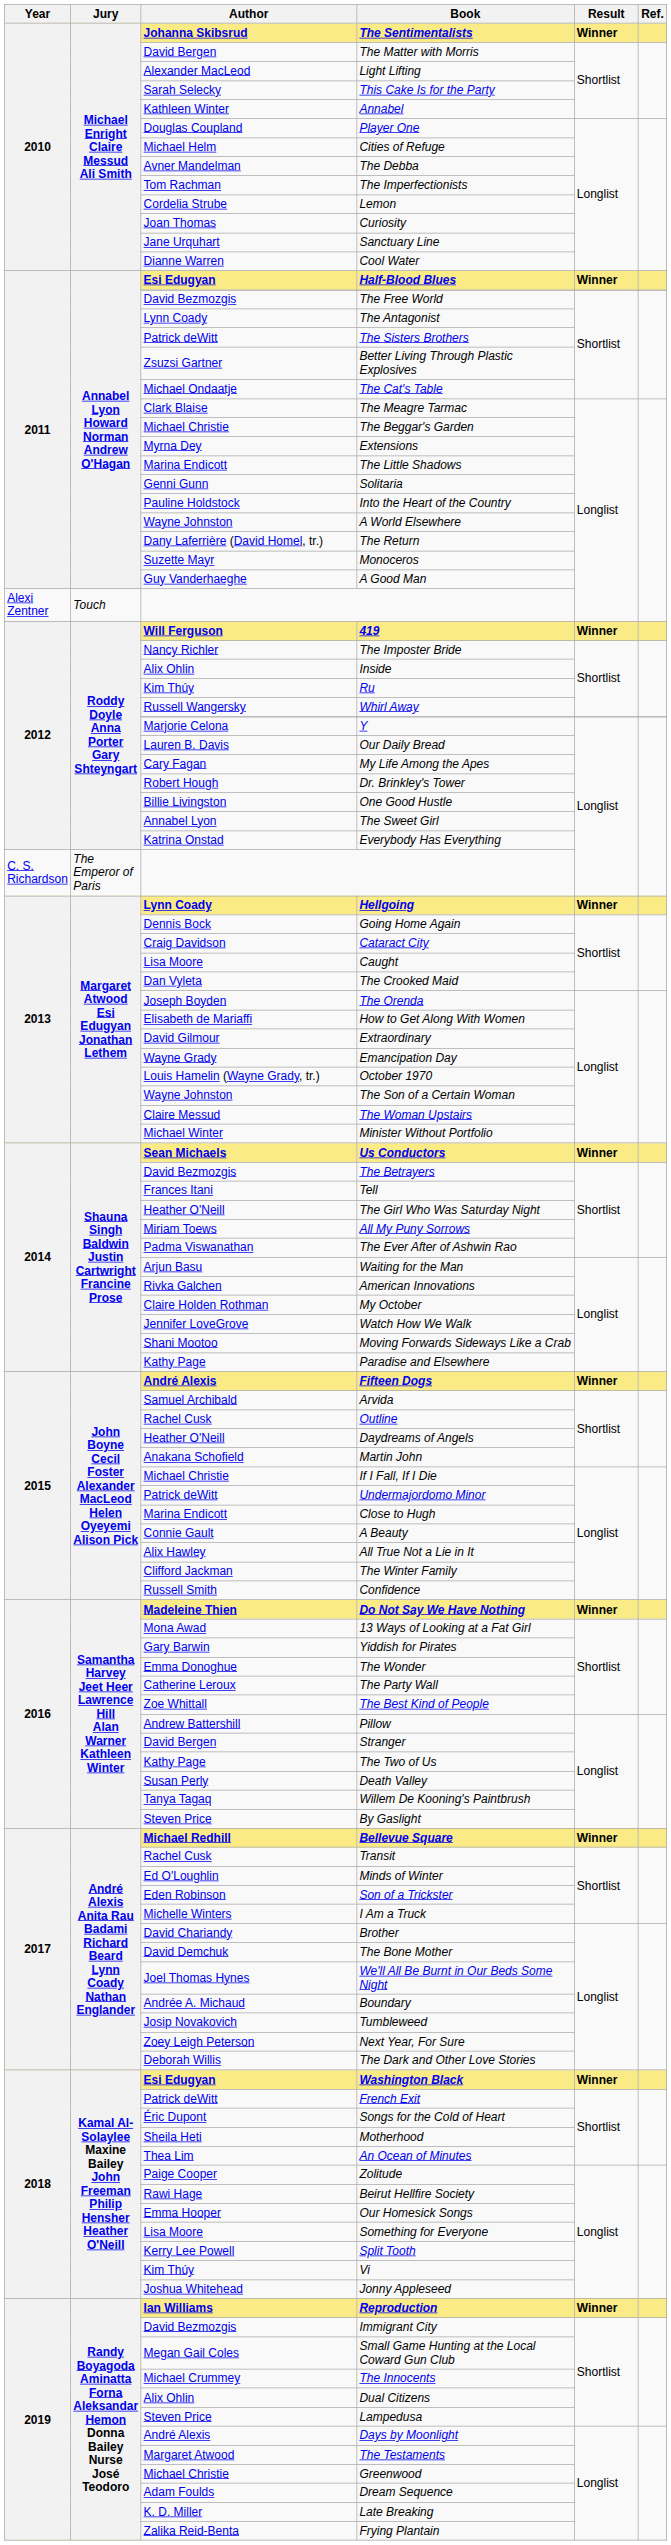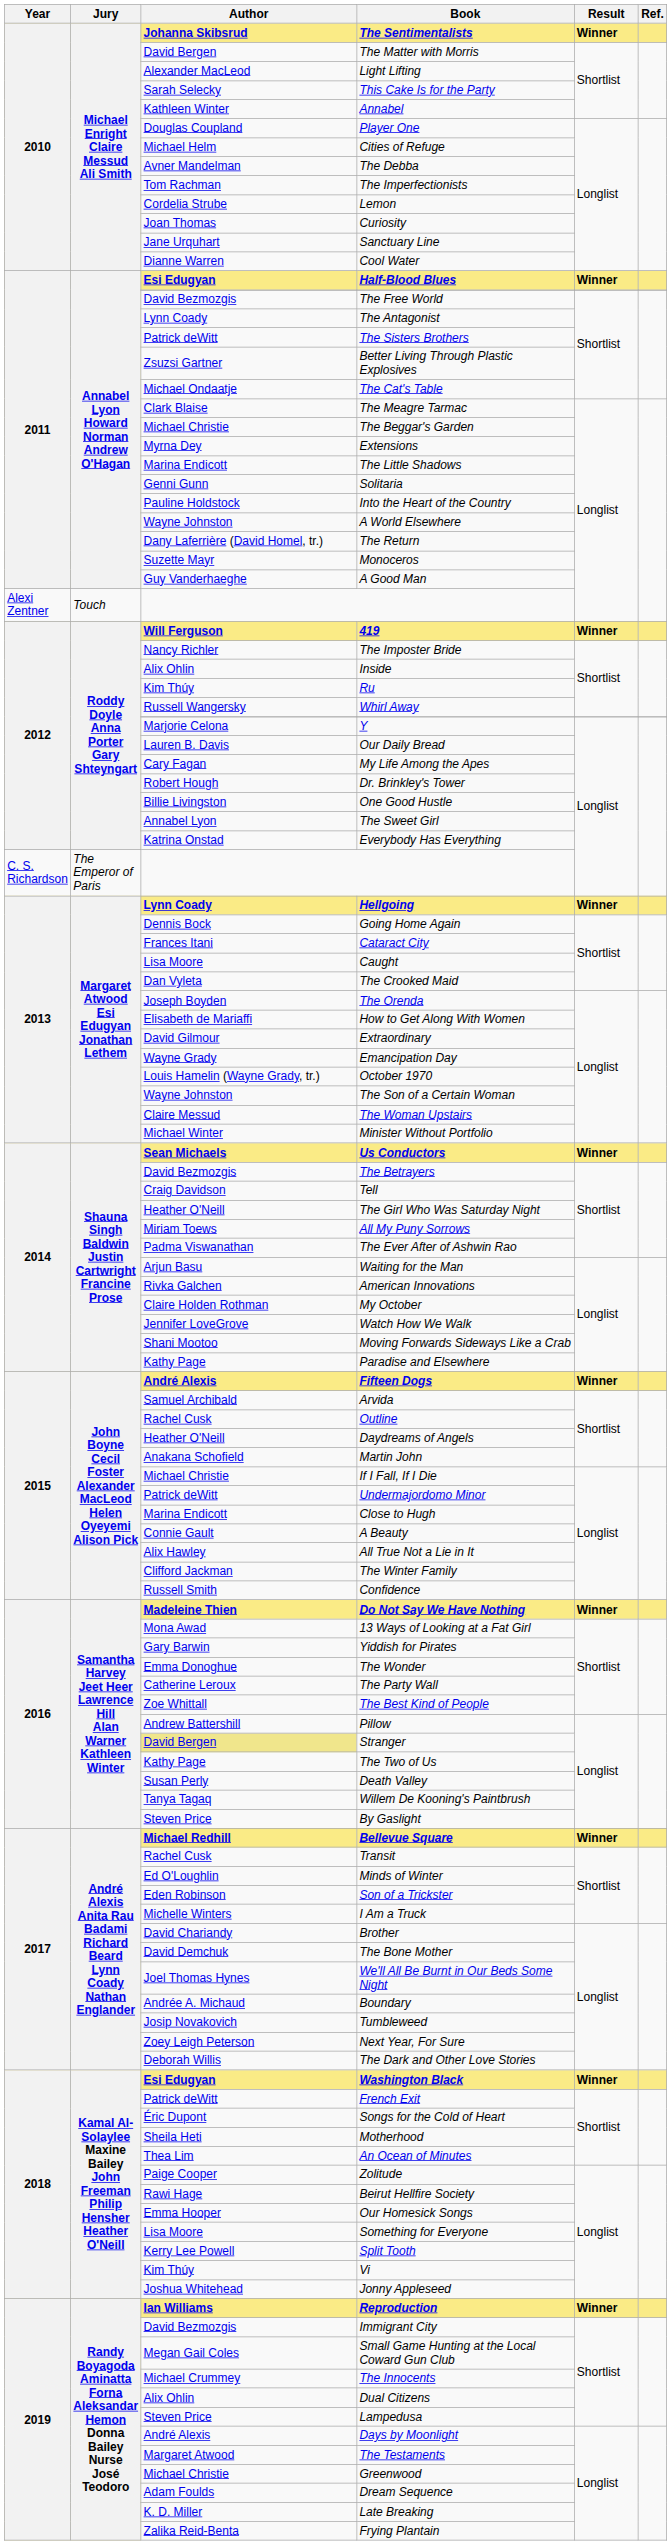(185, 943) Craig Davidson -> (178, 943) Frances Itani
(178, 1190) Frances Itani -> (185, 1190) Craig Davidson
(180, 1742) no background -> (180, 1742) khaki background
